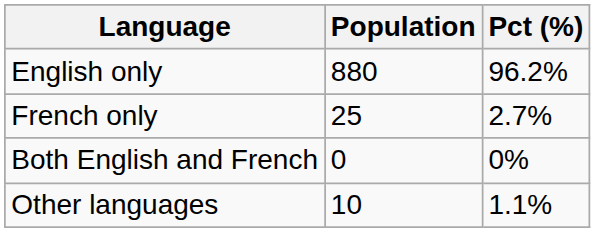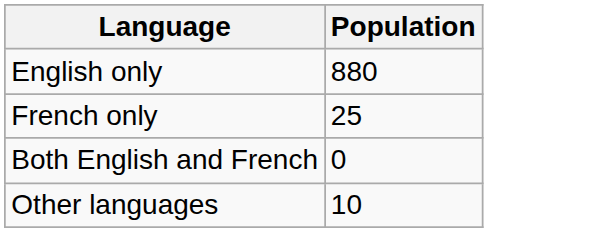- column: (536, 26)
